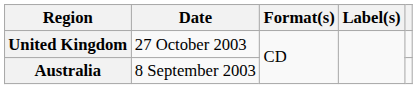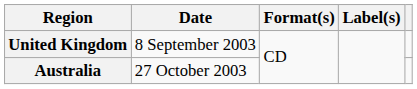(191, 44) 27 October 2003 -> (195, 44) 8 September 2003
(195, 70) 8 September 2003 -> (191, 70) 27 October 2003
